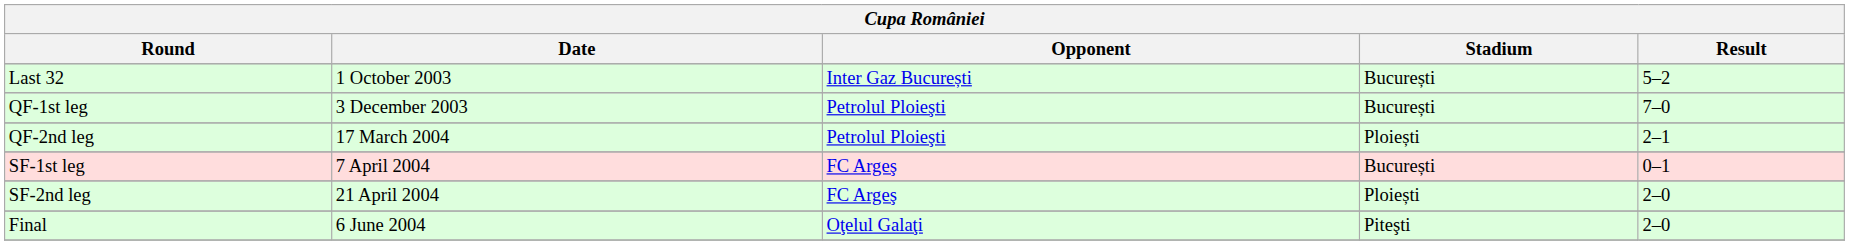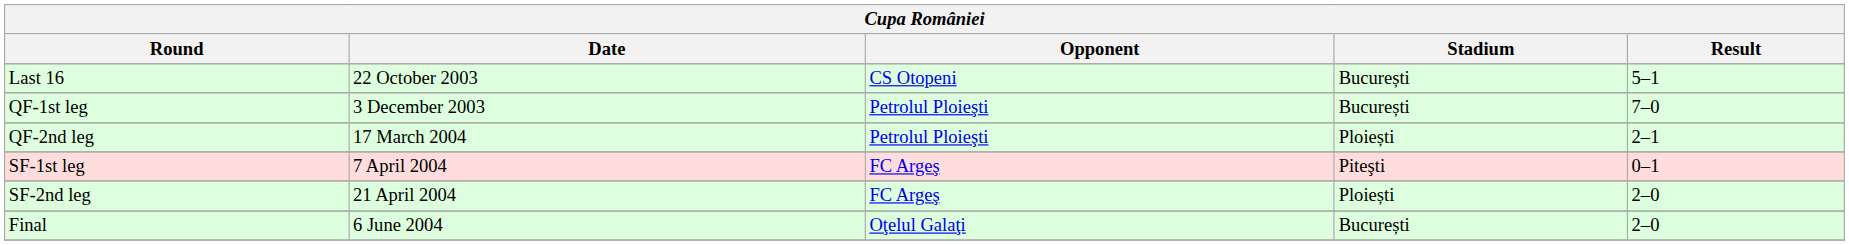- row: (36, 78)
+ row: (36, 78)
(1400, 166) București -> (1362, 166) Piteşti
(1387, 225) Piteşti -> (1374, 225) București
